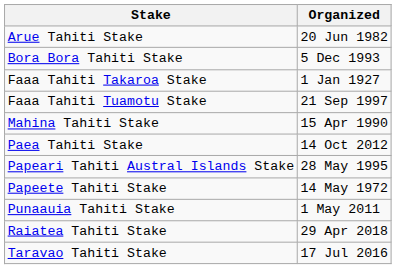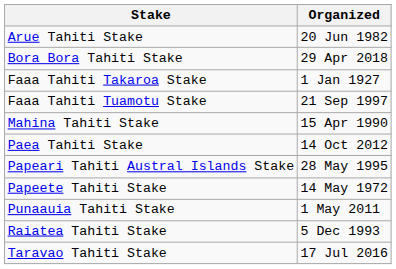(340, 59) 5 Dec 1993 -> (344, 59) 29 Apr 2018
(344, 231) 29 Apr 2018 -> (340, 231) 5 Dec 1993
